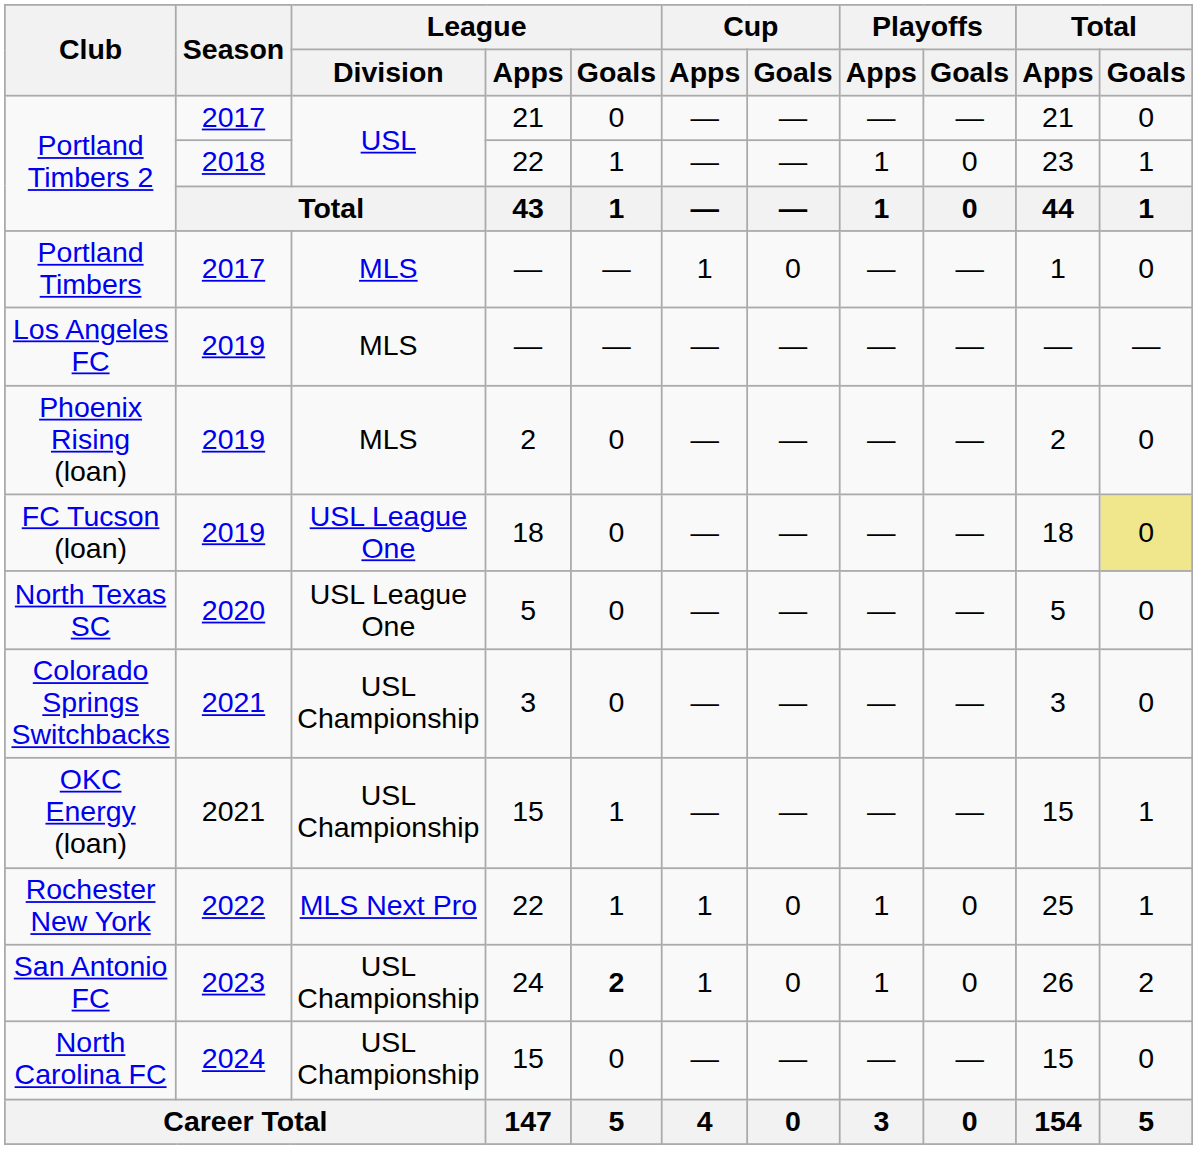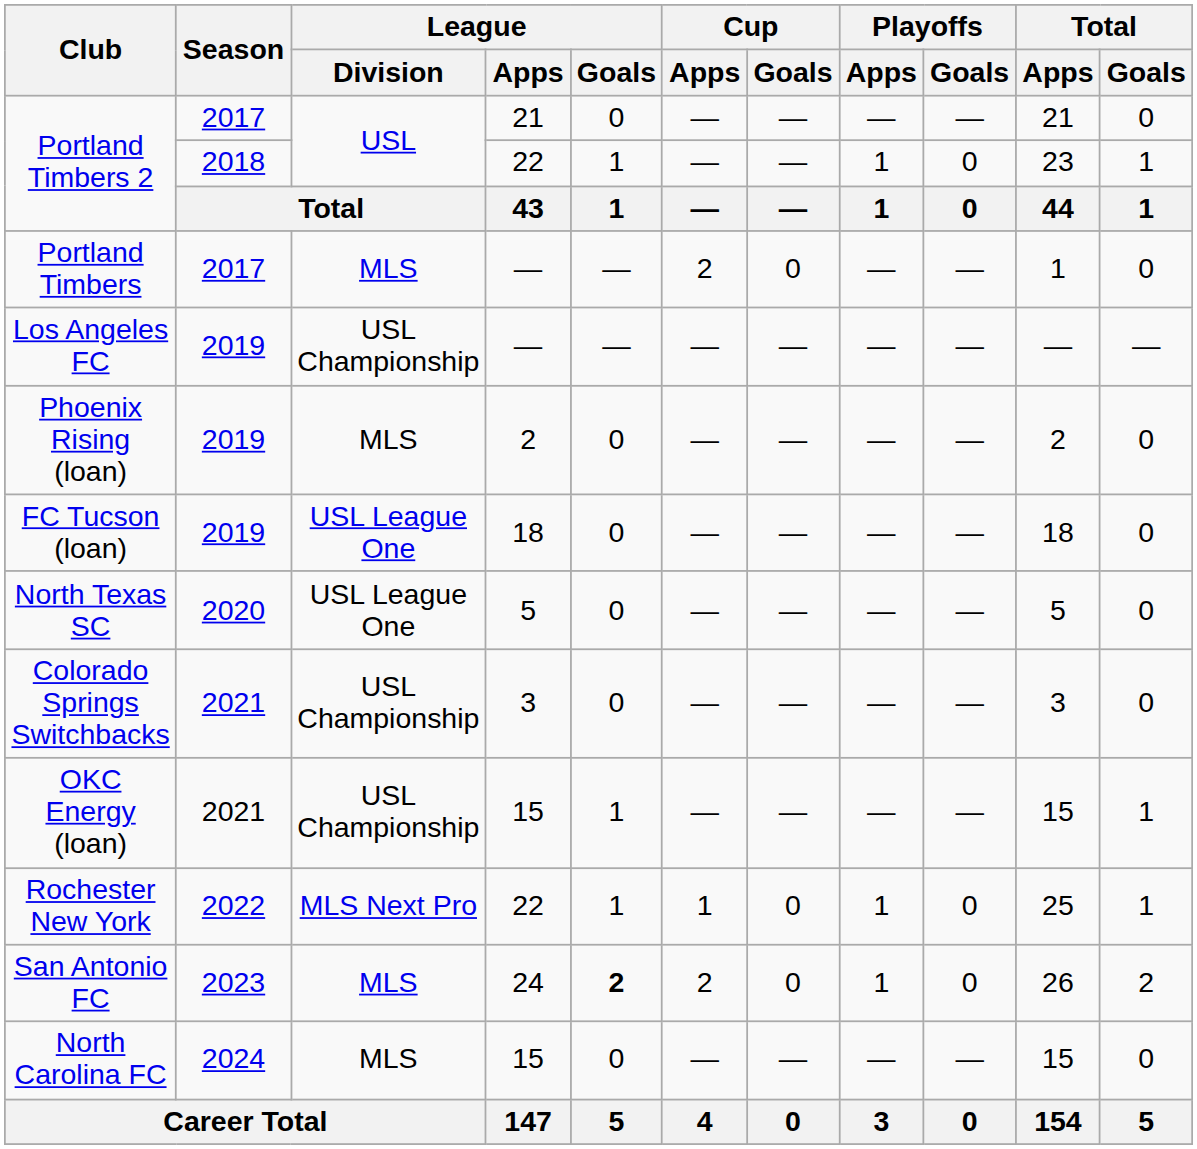(705, 268) 1 -> (705, 268) 2
(388, 346) MLS -> (388, 346) USL Championship
(1146, 532) khaki background -> (1146, 532) no background
(388, 982) USL Championship -> (388, 982) MLS
(705, 982) 1 -> (705, 982) 2
(388, 1059) USL Championship -> (388, 1059) MLS
